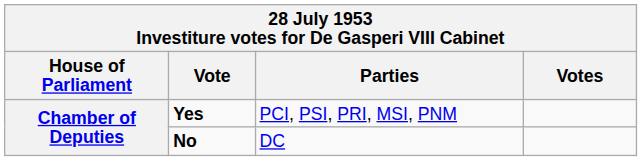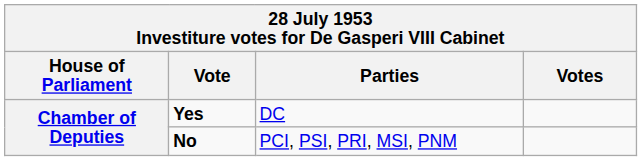(358, 113) PCI, PSI, PRI, MSI, PNM -> (272, 113) DC
(272, 141) DC -> (358, 141) PCI, PSI, PRI, MSI, PNM
